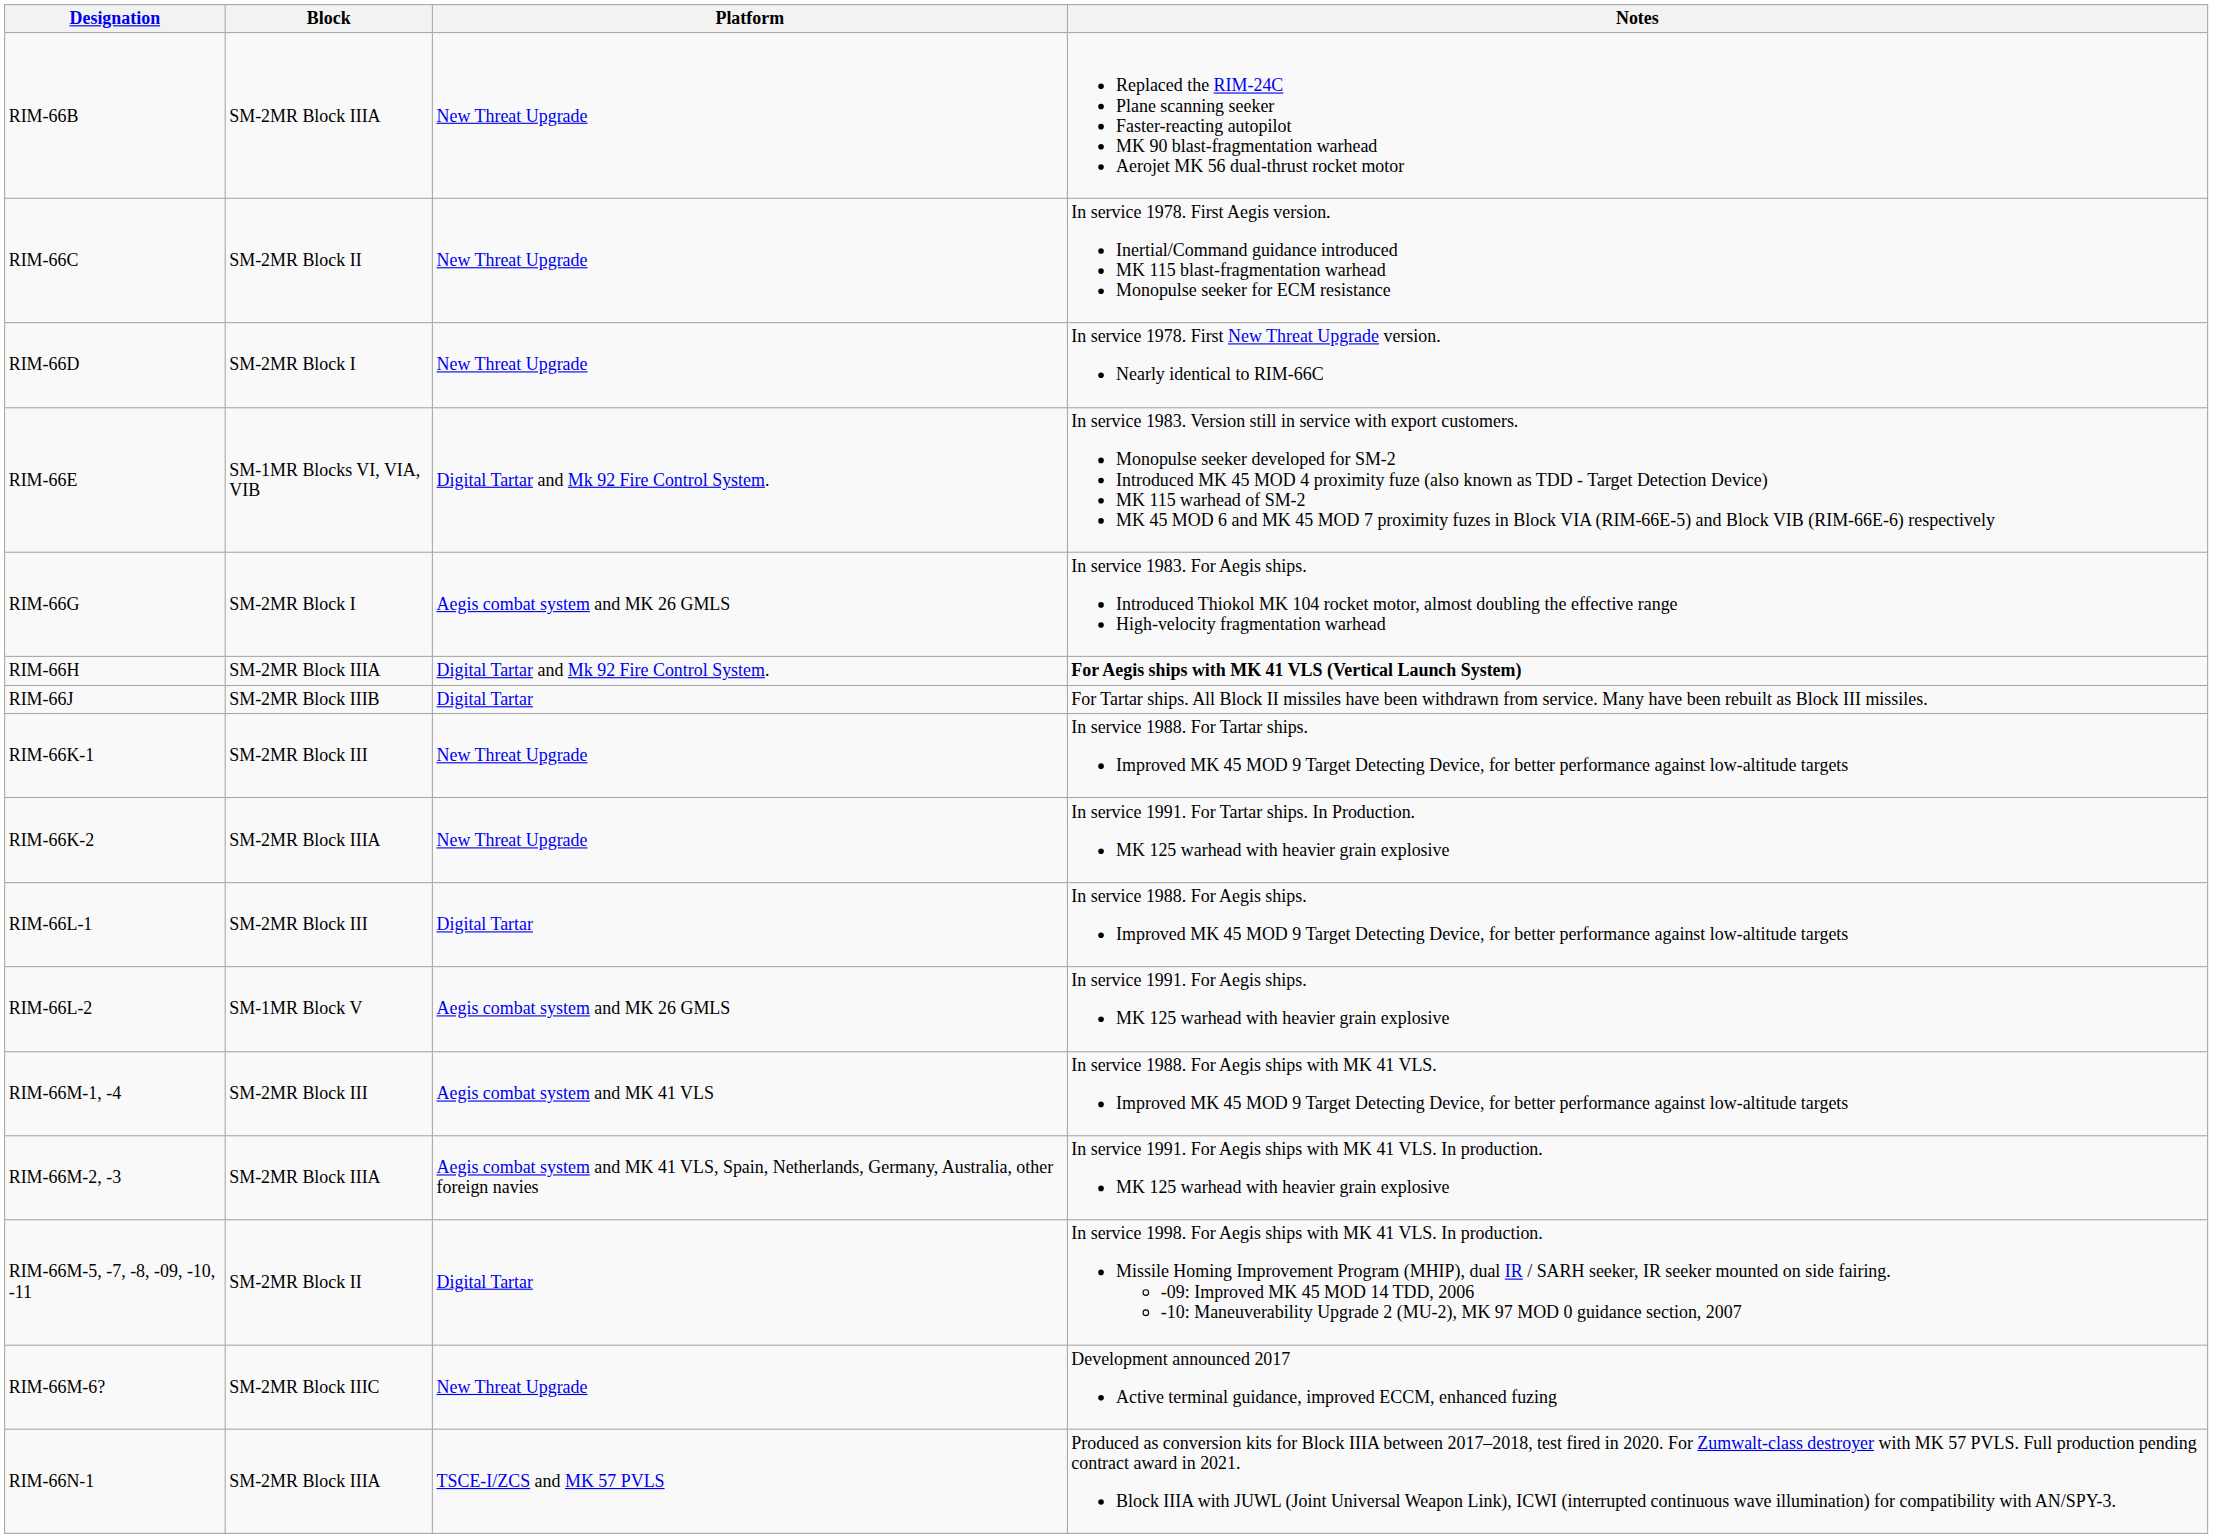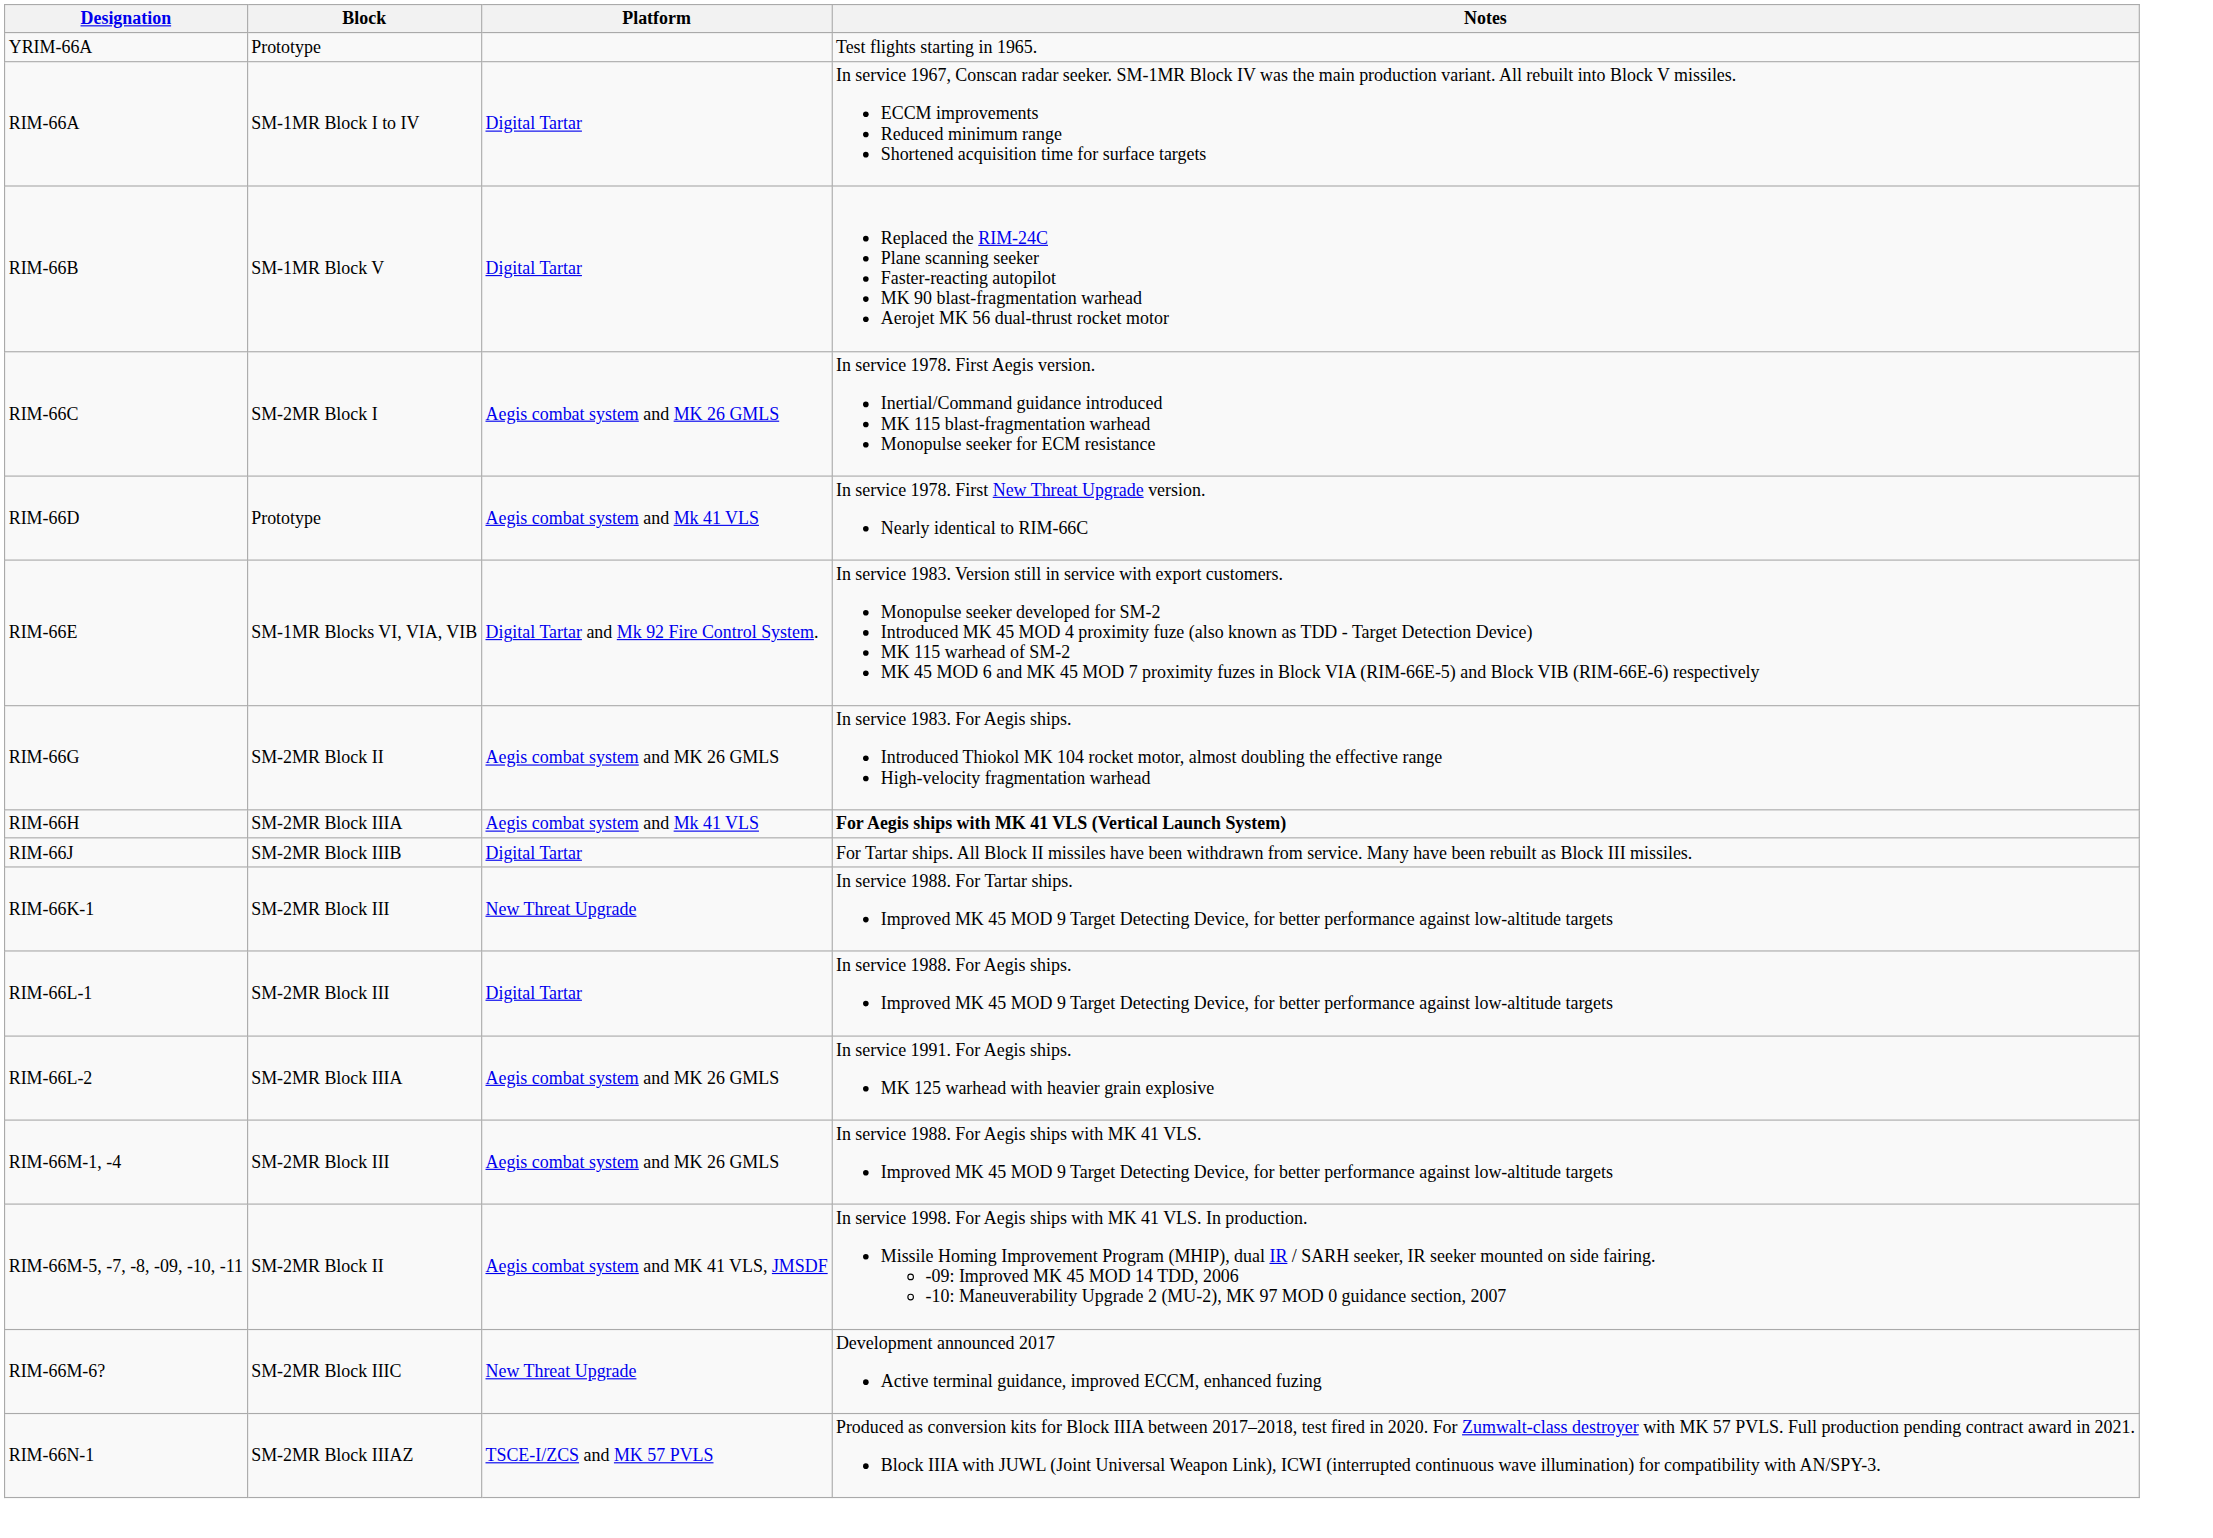+ row: (51, 47)
+ row: (44, 123)
(305, 115) SM-2MR Block IIIA -> (318, 268) SM-1MR Block V
(512, 115) New Threat Upgrade -> (534, 268) Digital Tartar
(295, 260) SM-2MR Block II -> (314, 413) SM-2MR Block I
(512, 260) New Threat Upgrade -> (632, 413) Aegis combat system and MK 26 GMLS
(292, 364) SM-2MR Block I -> (286, 518) Prototype
(512, 364) New Threat Upgrade -> (622, 518) Aegis combat system and Mk 41 VLS
(292, 604) SM-2MR Block I -> (317, 757) SM-2MR Block II
(603, 670) Digital Tartar and Mk 92 Fire Control System. -> (622, 823) Aegis combat system and Mk 41 VLS
- row: (51, 840)
(296, 1008) SM-1MR Block V -> (327, 1077) SM-2MR Block IIIA
(575, 1093) Aegis combat system and MK 41 VLS -> (632, 1162) Aegis combat system and MK 26 GMLS
- row: (65, 1177)
(485, 1282) Digital Tartar -> (657, 1266) Aegis combat system and MK 41 VLS, JMSDF
(305, 1481) SM-2MR Block IIIA -> (332, 1455) SM-2MR Block IIIAZ
